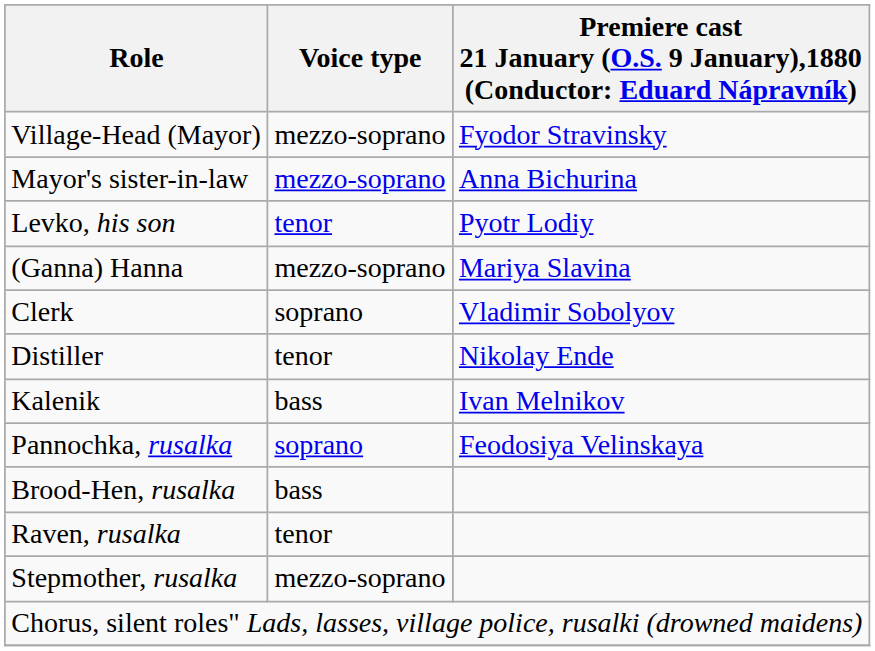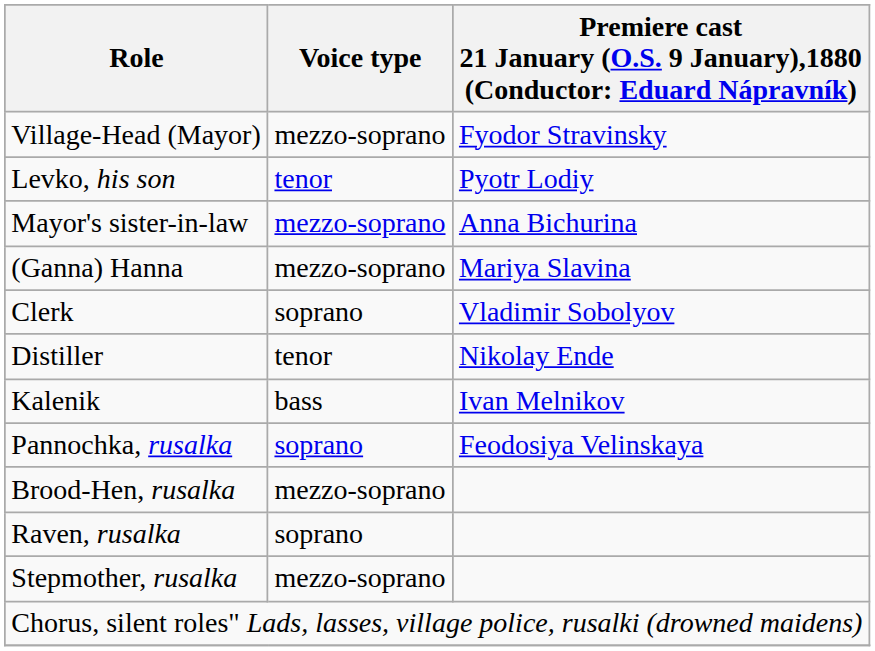rows swapped: (93, 222) <-> (130, 178)
(299, 489) bass -> (360, 489) mezzo-soprano
(303, 533) tenor -> (319, 533) soprano
